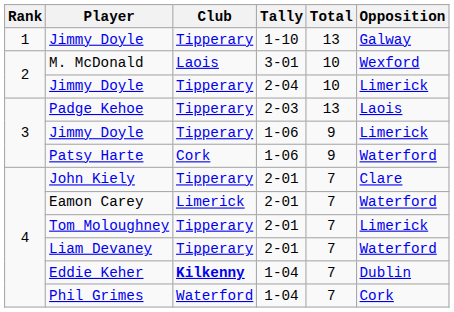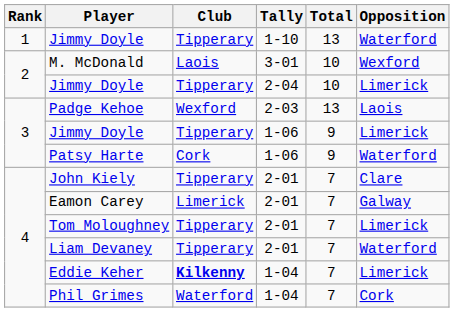(385, 40) Galway -> (398, 40) Waterford
(215, 109) Tipperary -> (206, 109) Wexford
(398, 203) Waterford -> (385, 203) Galway
(385, 273) Dublin -> (394, 273) Limerick
